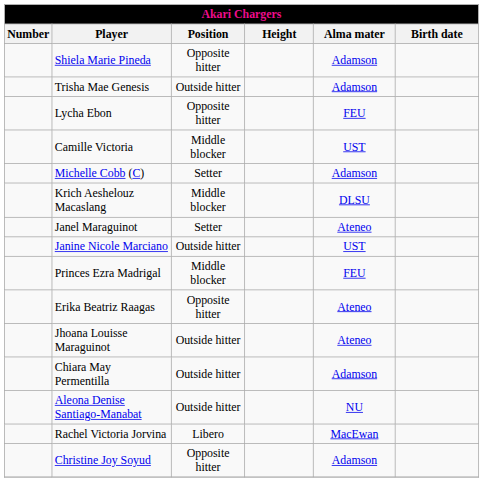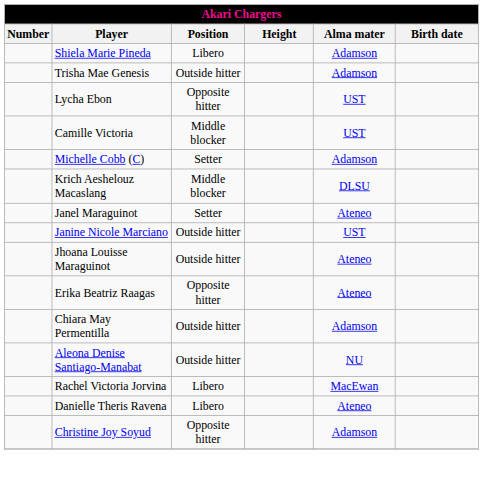(208, 60) Opposite hitter -> (208, 53) Libero
(354, 113) FEU -> (354, 99) UST
- row: (108, 273)
rows swapped: (105, 306) <-> (91, 340)
+ row: (111, 405)
